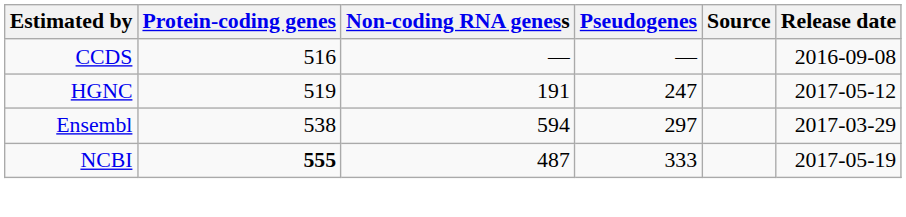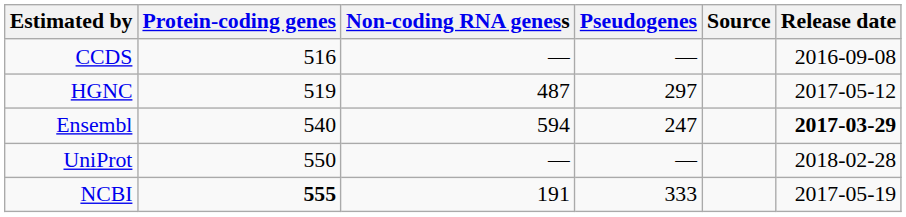(553, 90) 191 -> (553, 90) 487
(681, 90) 247 -> (681, 90) 297
(320, 125) 538 -> (320, 125) 540
(681, 125) 297 -> (681, 125) 247
(845, 125) normal -> (845, 125) bold
+ row: (98, 159)
(553, 159) 487 -> (553, 194) 191
